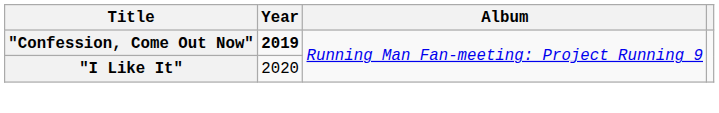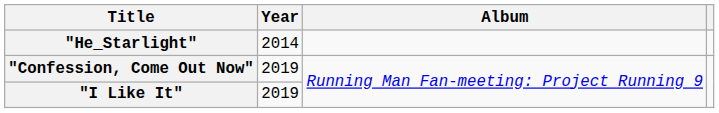+ row: (131, 43)
(280, 43) bold -> (280, 69) normal
(280, 69) 2020 -> (280, 94) 2019
